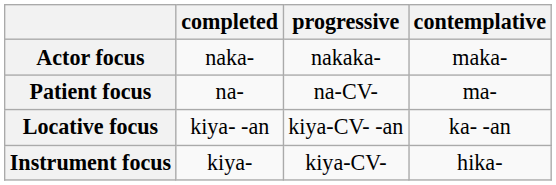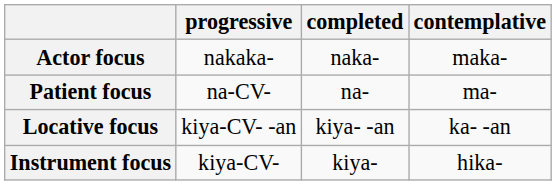columns swapped: (230, 22) <-> (346, 22)
